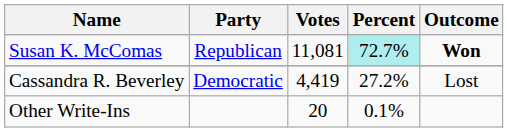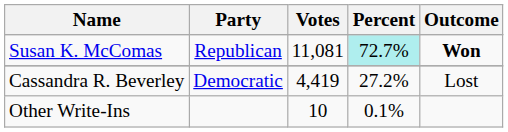(318, 111) 20 -> (318, 111) 10
